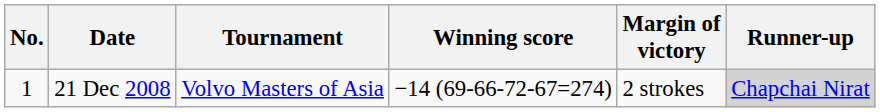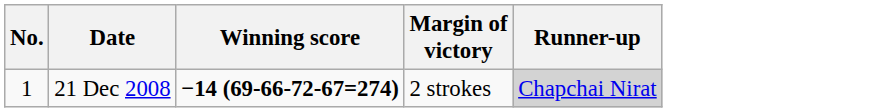- column: (283, 36)
(503, 88) normal -> (290, 88) bold
